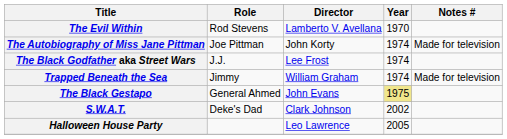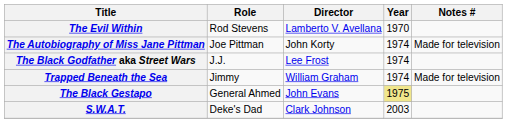(398, 110) 2002 -> (398, 110) 2003
- row: (106, 126)
